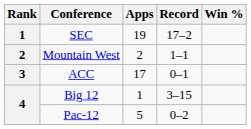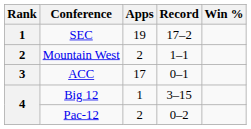(140, 114) 5 -> (140, 114) 2
